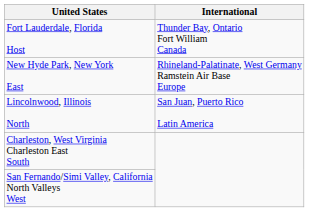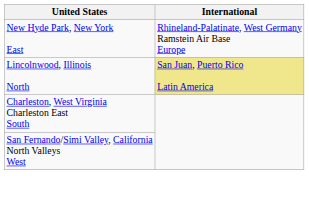- row: (54, 38)
(200, 113) no background -> (200, 76) khaki background
